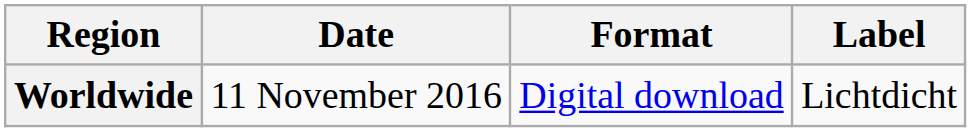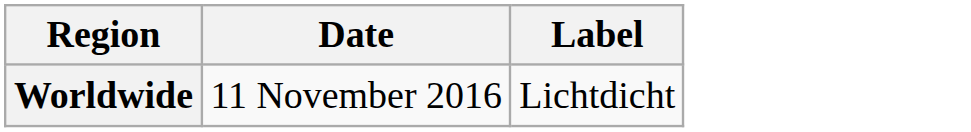- column: (651, 34)
